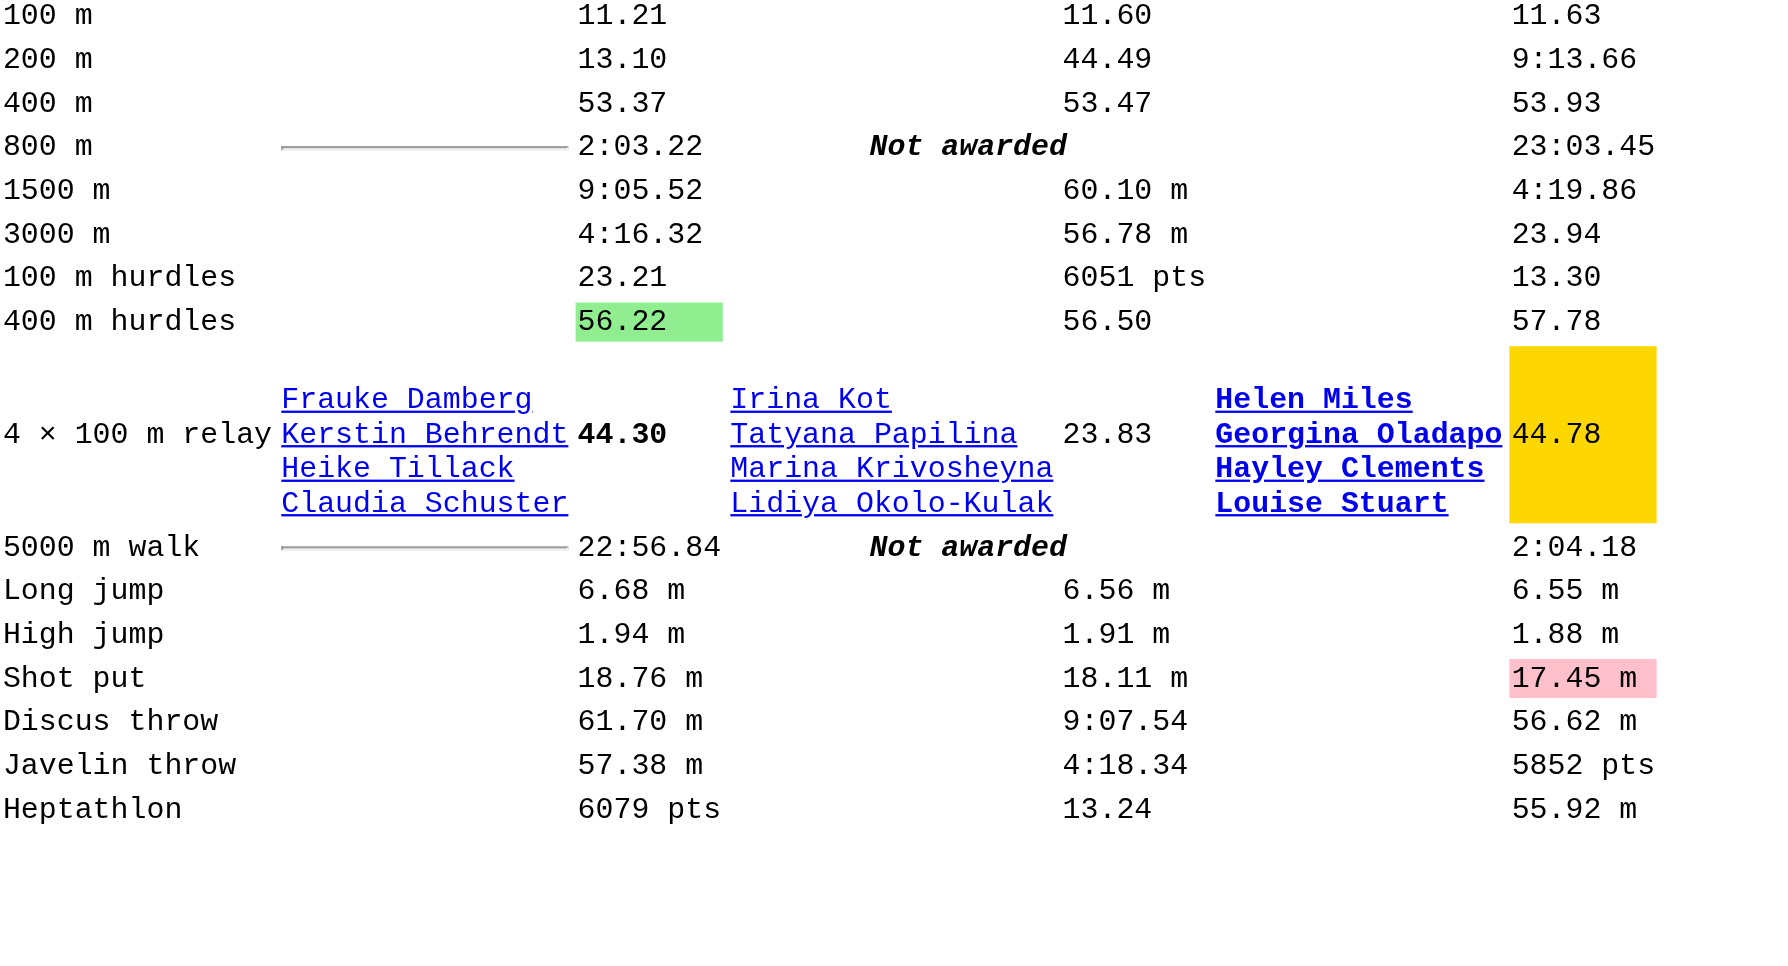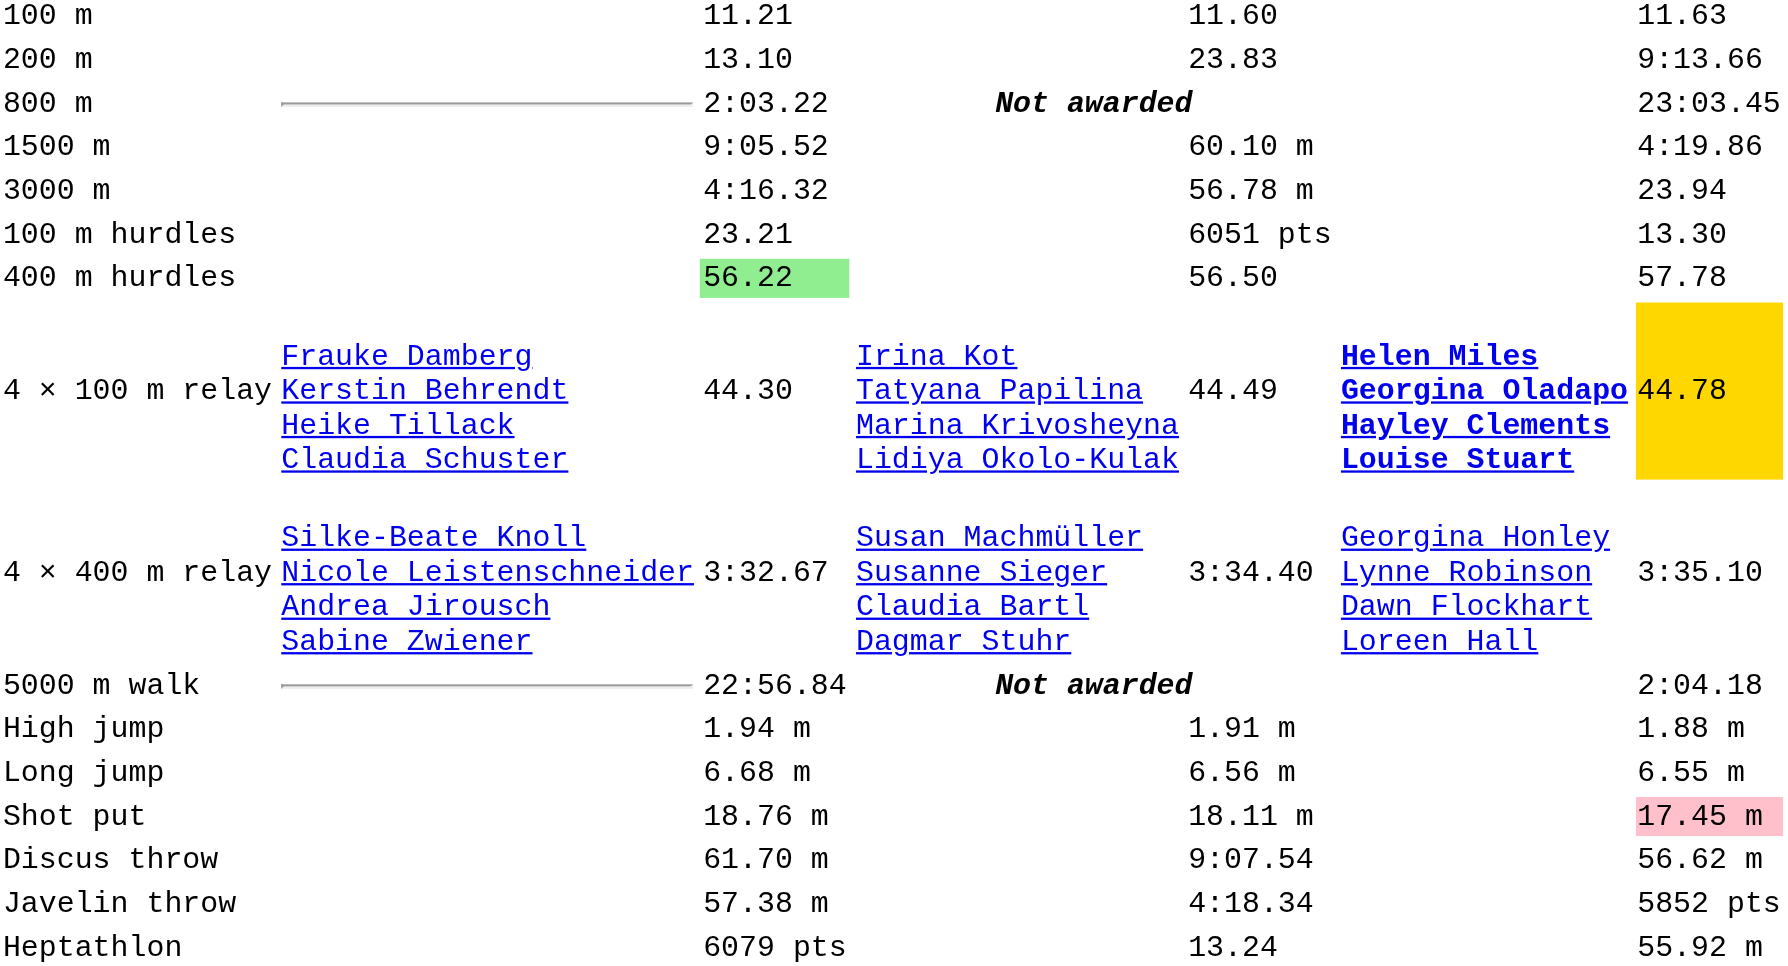(1107, 60) 44.49 -> (1233, 60) 23.83
- row: (48, 104)
(622, 435) bold -> (748, 391) normal
(1107, 435) 23.83 -> (1233, 391) 44.49
+ row: (137, 573)
rows swapped: (84, 635) <-> (84, 591)
